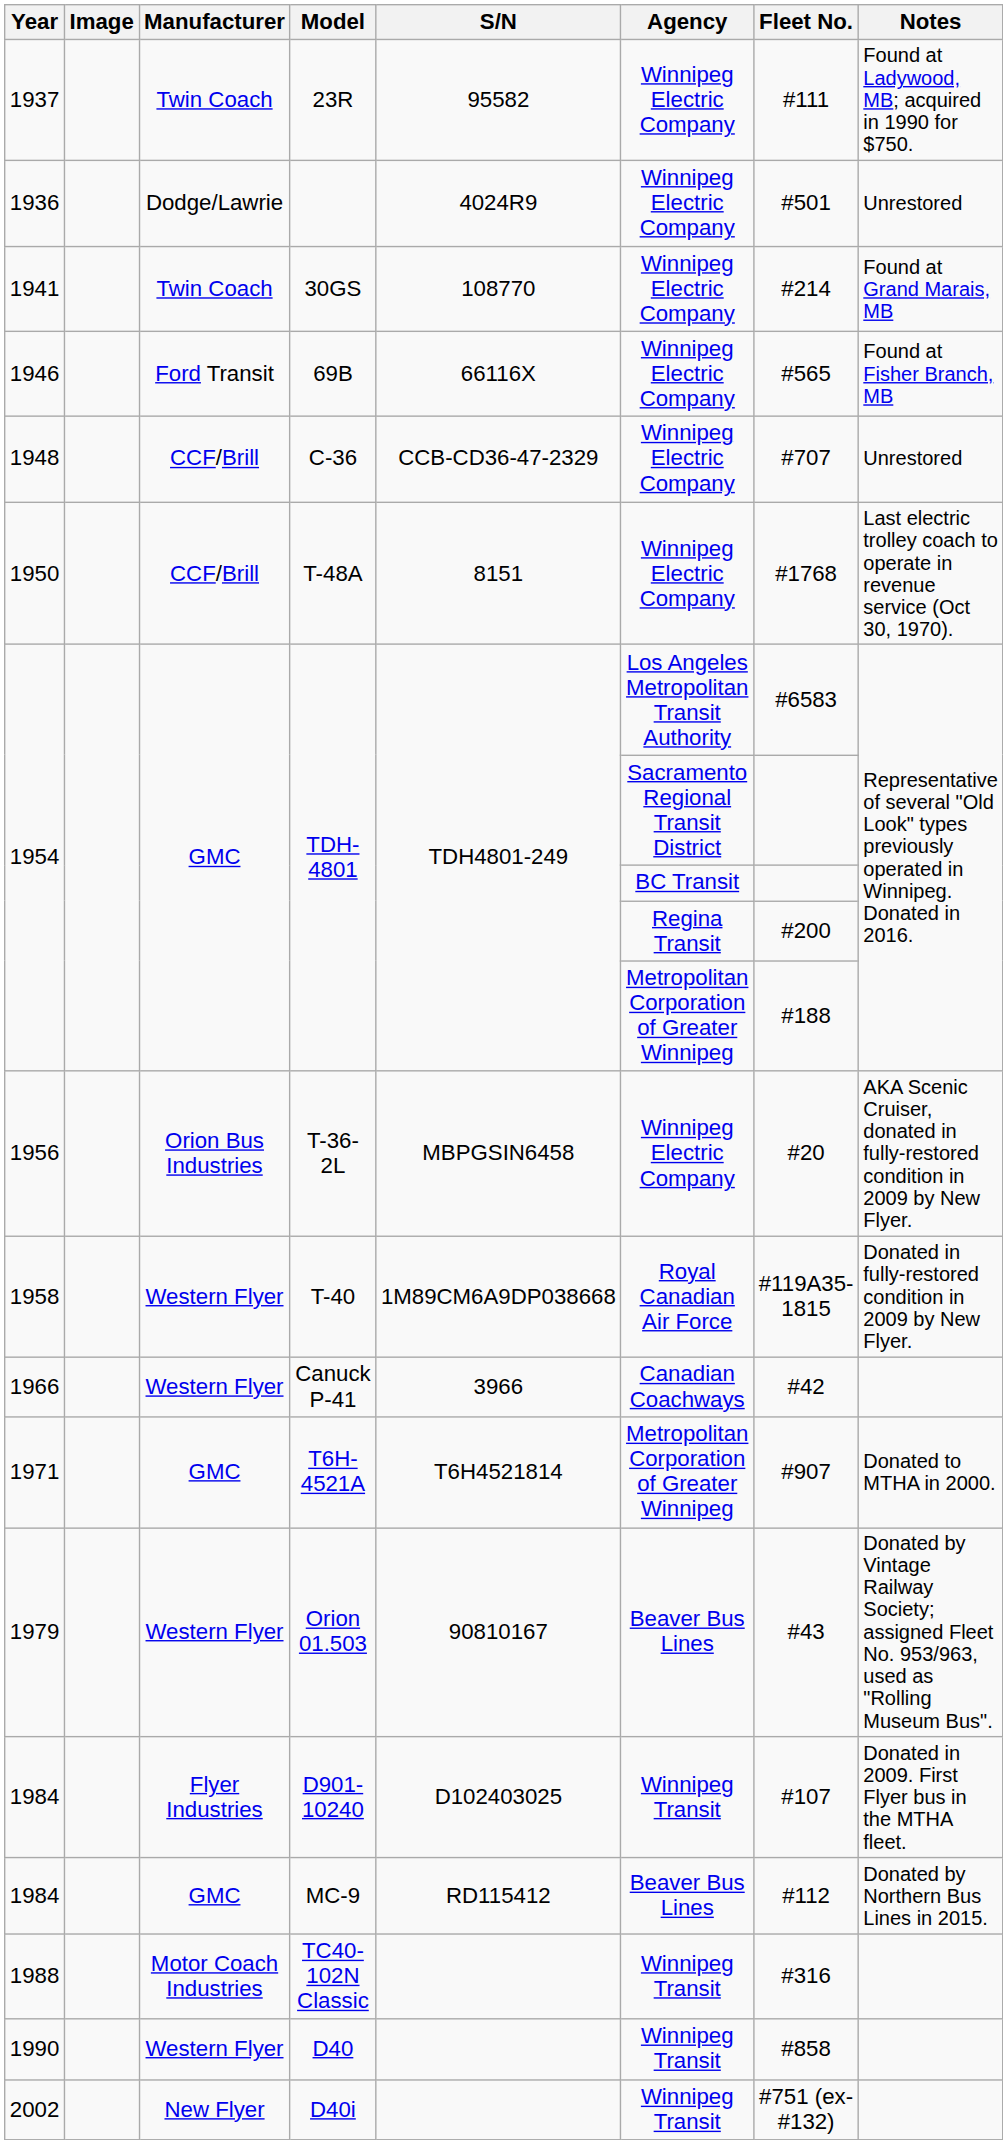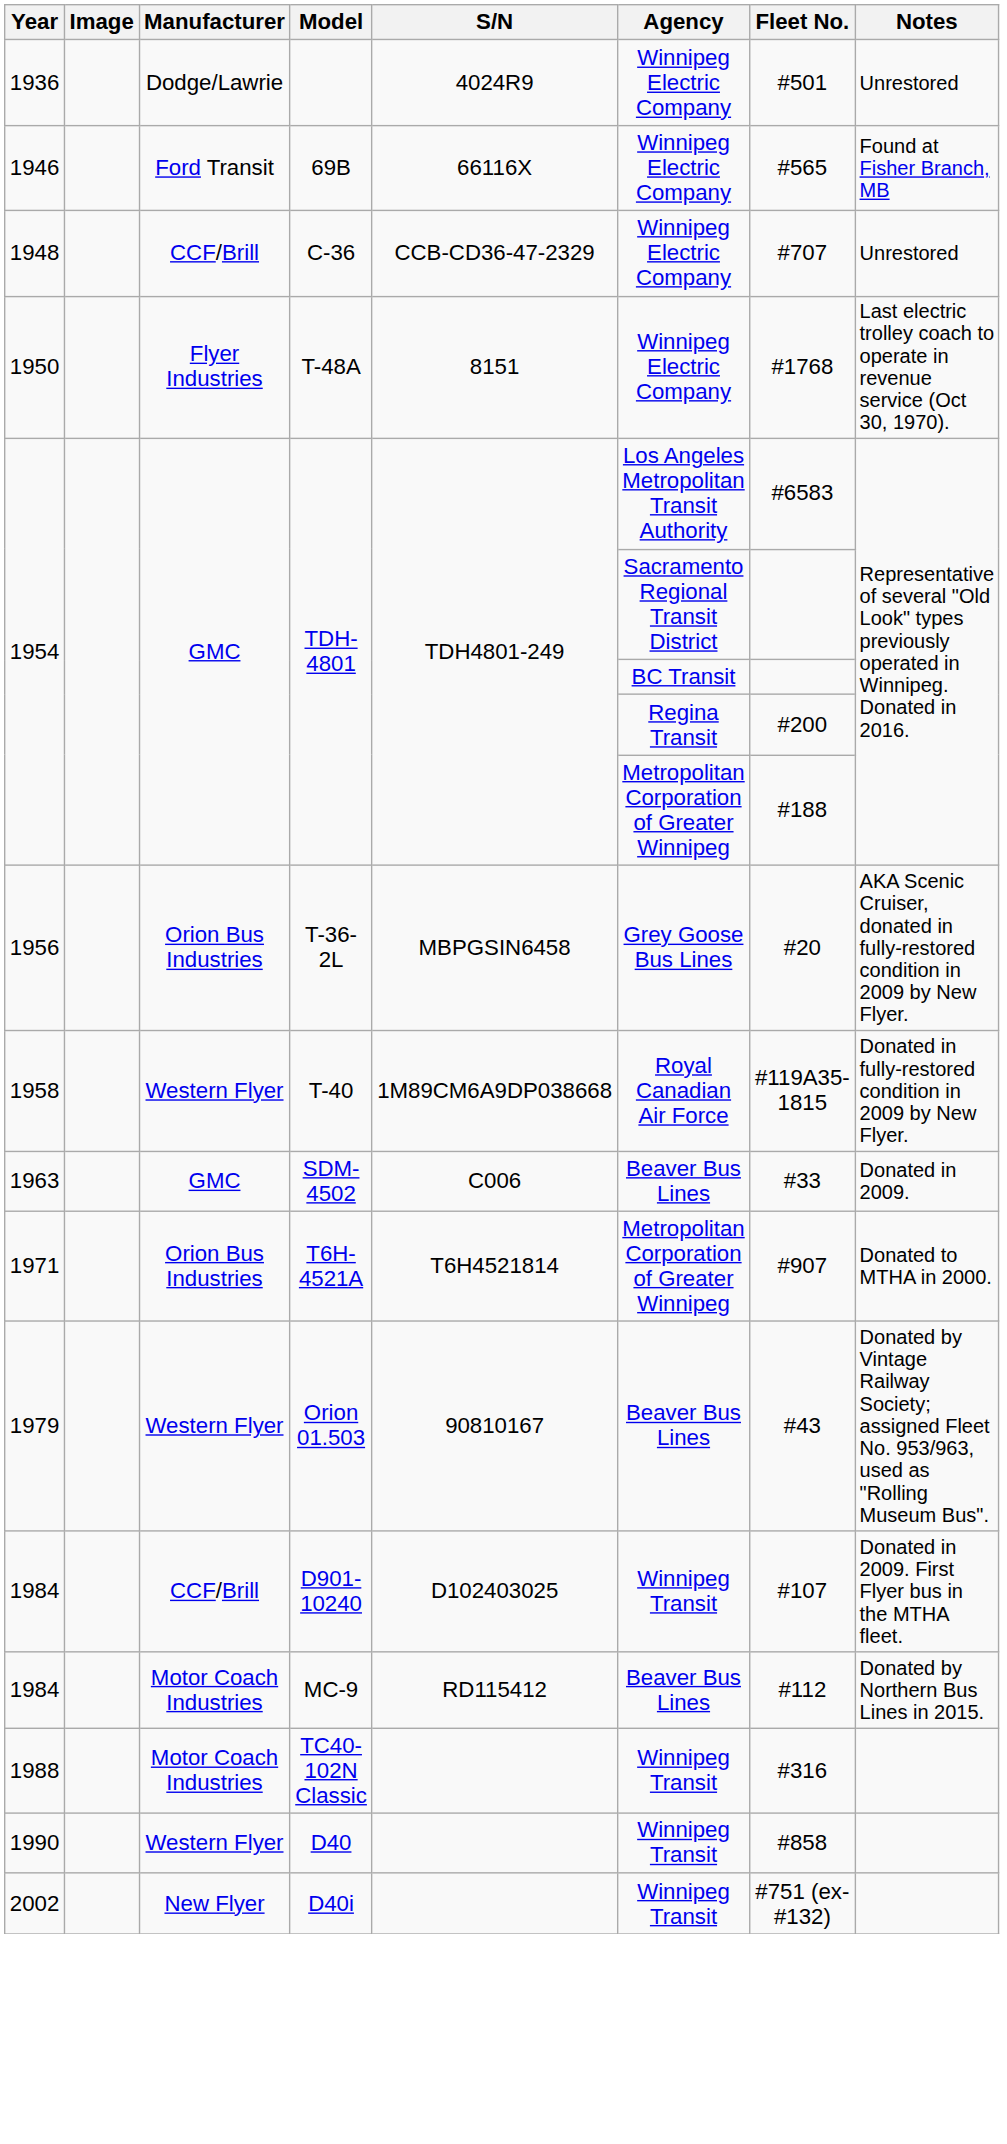- row: (35, 100)
- row: (35, 288)
(215, 573) CCF/Brill -> (215, 367) Flyer Industries
(687, 1153) Winnipeg Electric Company -> (684, 947) Grey Goose Bus Lines
+ row: (35, 1180)
- row: (35, 1386)
(215, 1472) GMC -> (215, 1266) Orion Bus Industries
(215, 1797) Flyer Industries -> (215, 1591) CCF/Brill
(215, 1895) GMC -> (215, 1689) Motor Coach Industries
